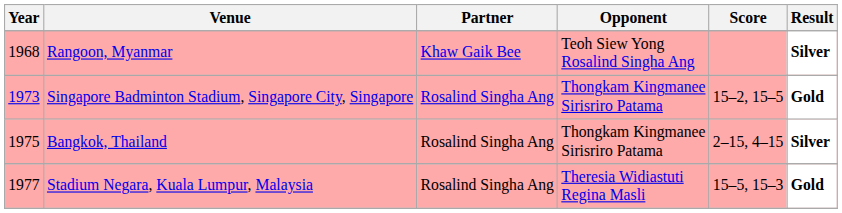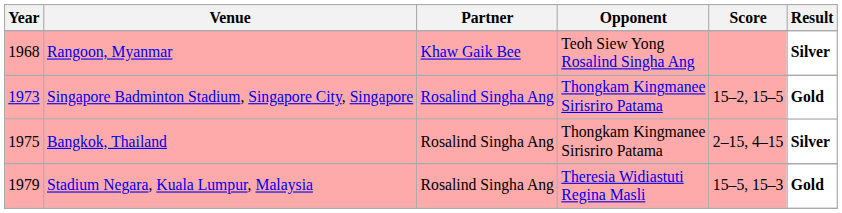(24, 186) 1977 -> (24, 186) 1979
